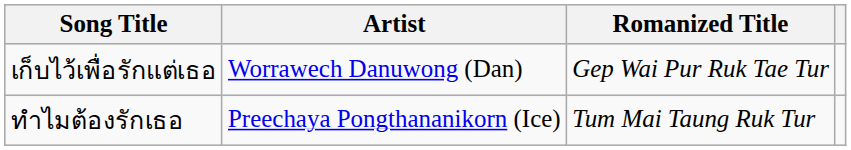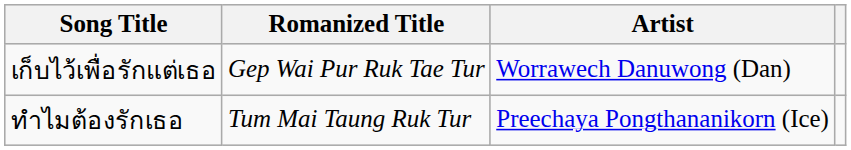columns swapped: (701, 24) <-> (394, 24)
